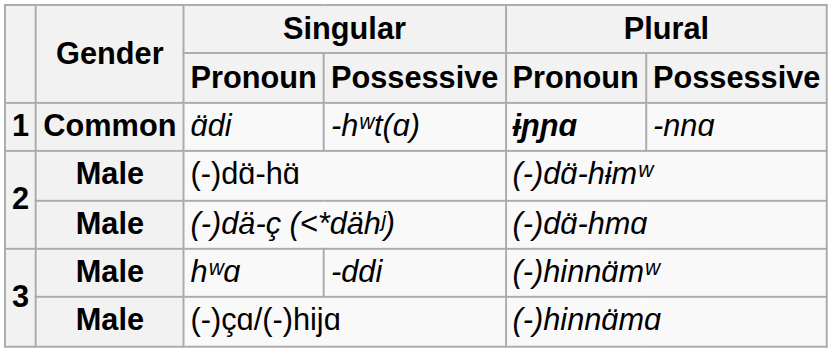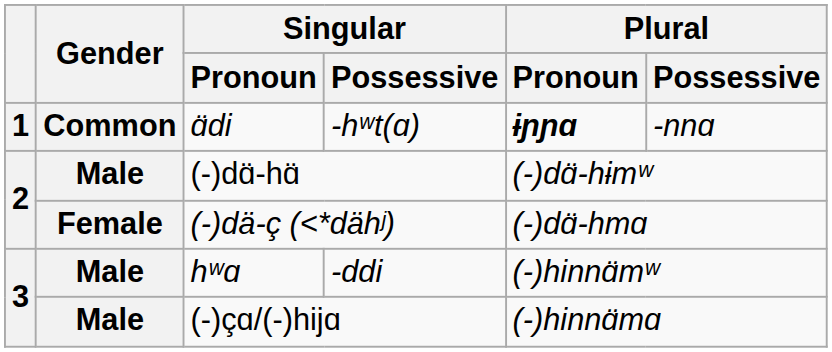(110, 223) Male -> (110, 223) Female
